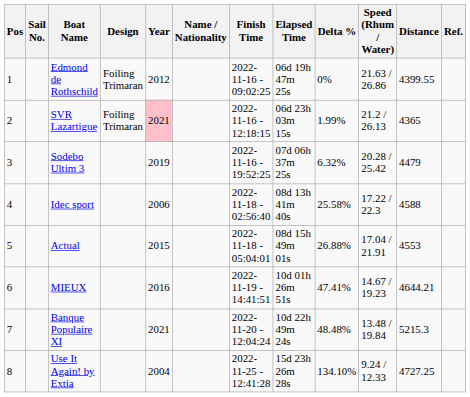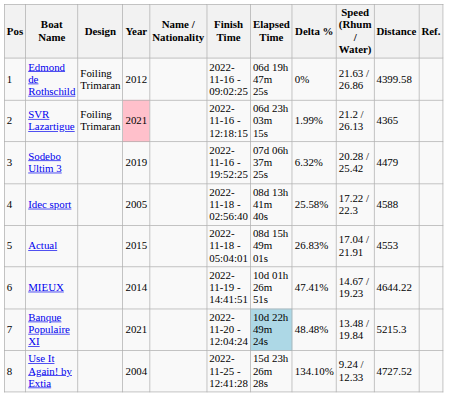- column: (37, 31)
(417, 79) 4399.55 -> (394, 79) 4399.58
(159, 204) 2006 -> (136, 204) 2005
(334, 246) 26.88% -> (312, 246) 26.83%
(159, 288) 2016 -> (136, 288) 2014
(417, 288) 4644.21 -> (394, 288) 4644.22
(293, 329) no background -> (271, 329) lightblue background
(417, 371) 4727.25 -> (394, 371) 4727.52
